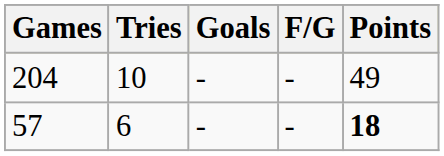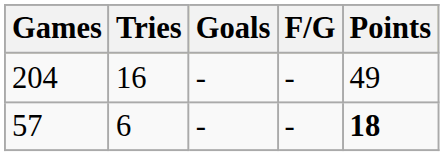(131, 77) 10 -> (131, 77) 16
